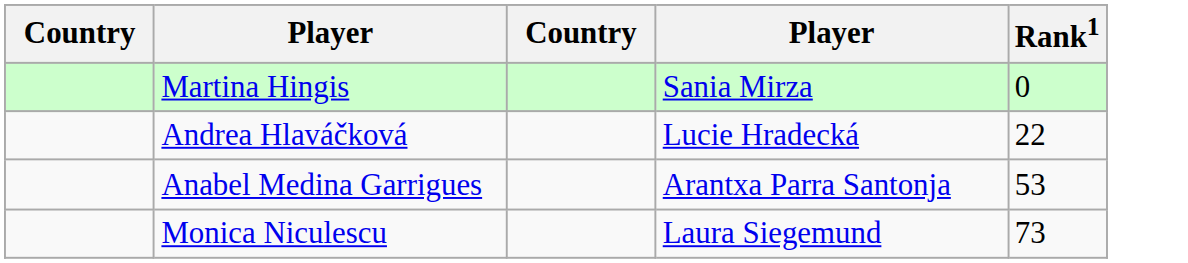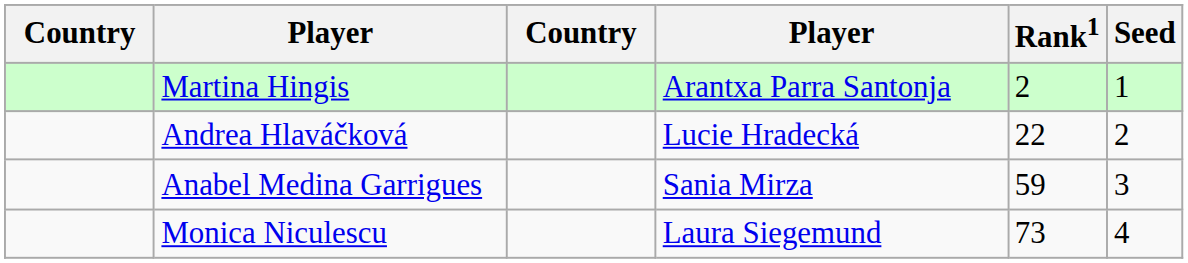+ column: (1145, 33)
(738, 86) Sania Mirza -> (807, 86) Arantxa Parra Santonja
(1022, 86) 0 -> (1022, 86) 2
(807, 184) Arantxa Parra Santonja -> (738, 184) Sania Mirza
(1030, 184) 53 -> (1030, 184) 59
